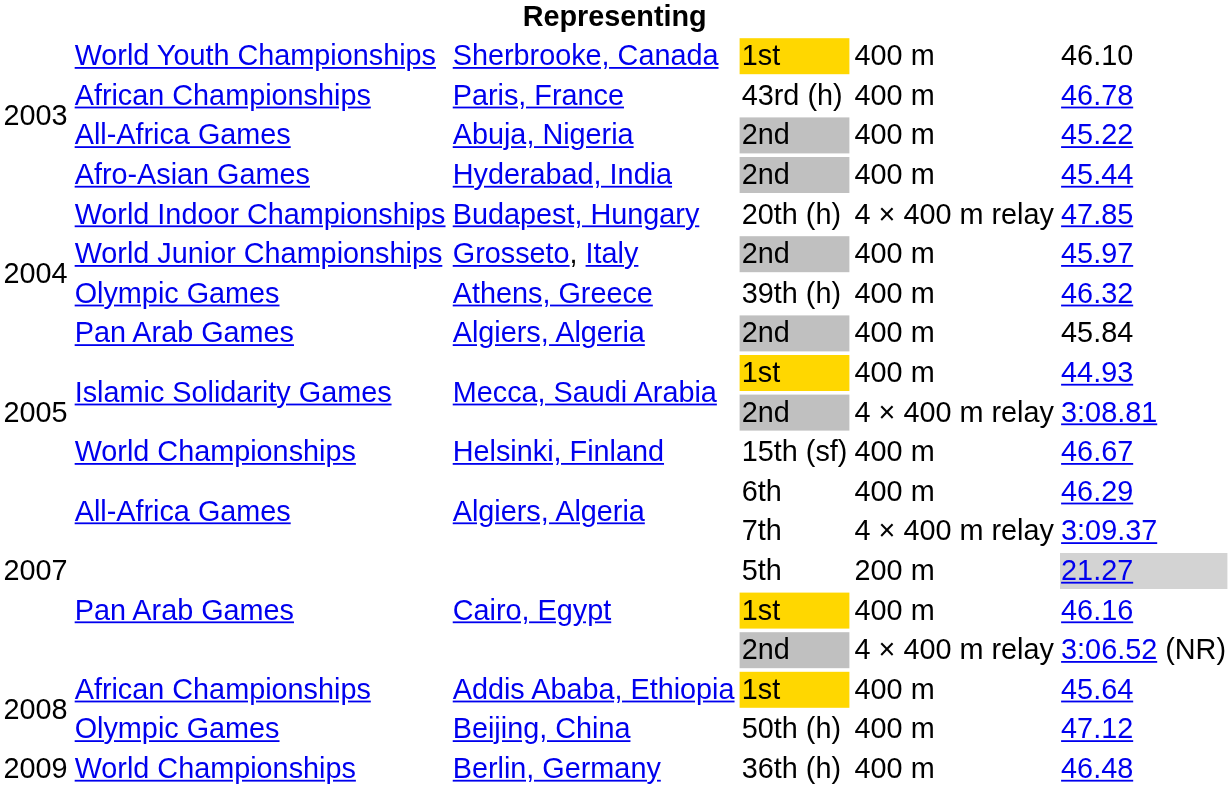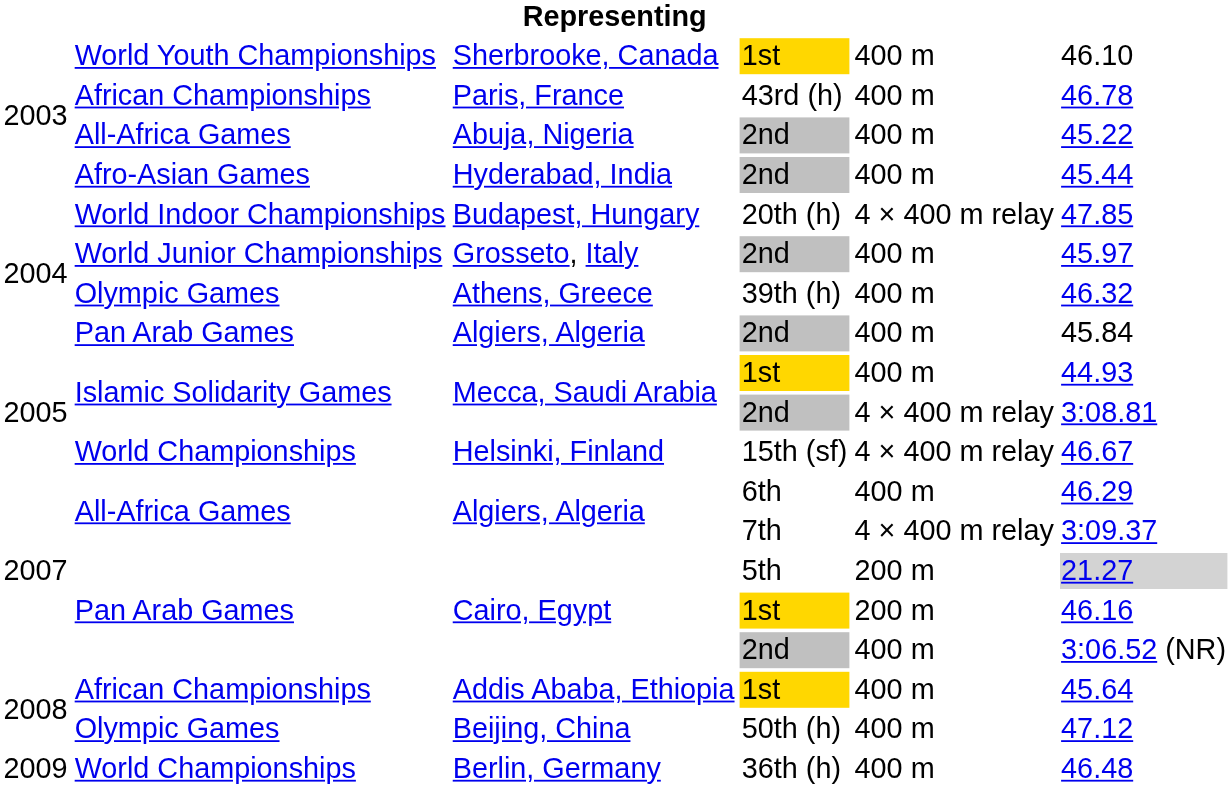(895, 451) 400 m -> (954, 451) 4 × 400 m relay
(895, 610) 400 m -> (895, 610) 200 m
(954, 649) 4 × 400 m relay -> (895, 649) 400 m
